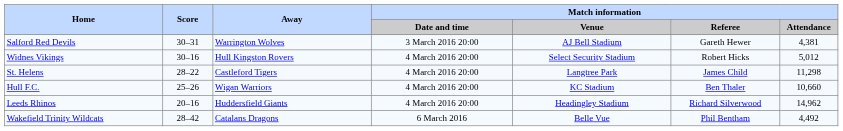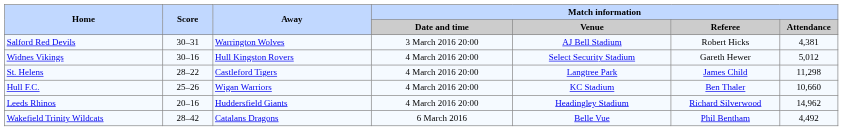(725, 42) Gareth Hewer -> (725, 42) Robert Hicks
(725, 57) Robert Hicks -> (725, 57) Gareth Hewer
